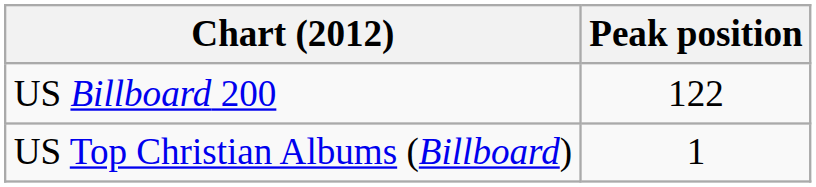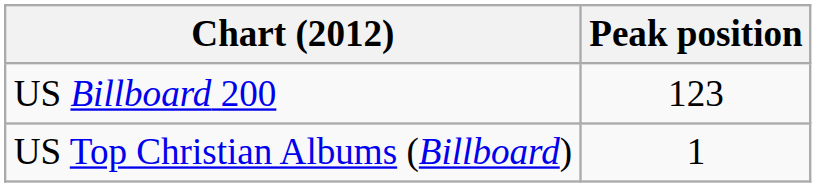(696, 92) 122 -> (696, 92) 123
